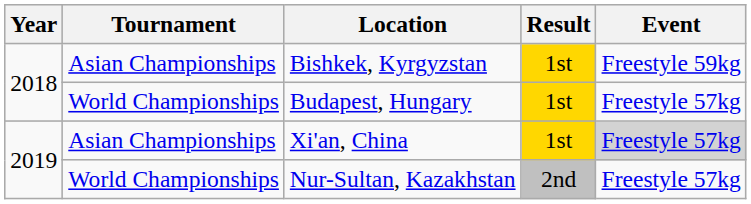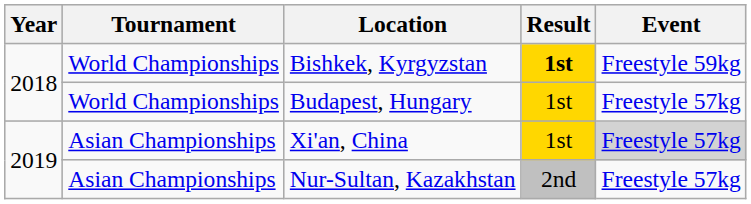(172, 62) Asian Championships -> (174, 62) World Championships
(559, 62) normal -> (559, 62) bold
(174, 179) World Championships -> (172, 179) Asian Championships
